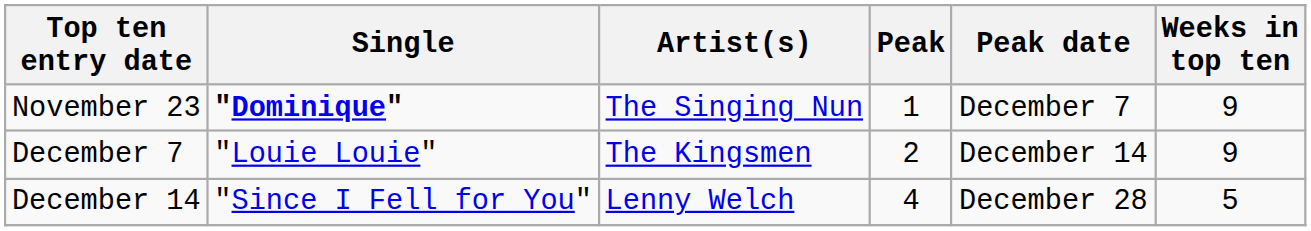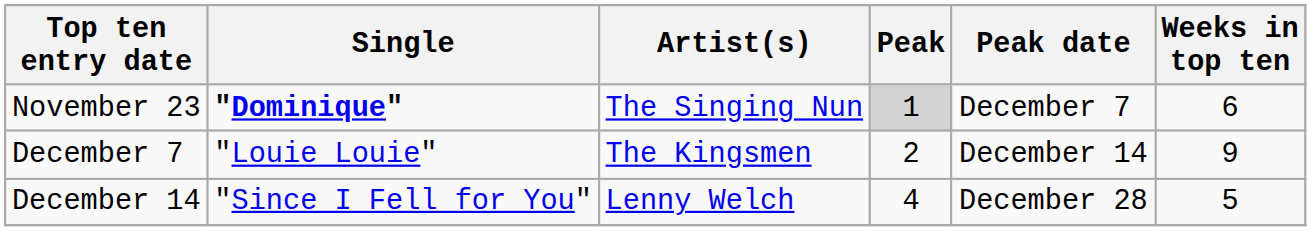(911, 108) no background -> (911, 108) lightgrey background
(1230, 108) 9 -> (1230, 108) 6
